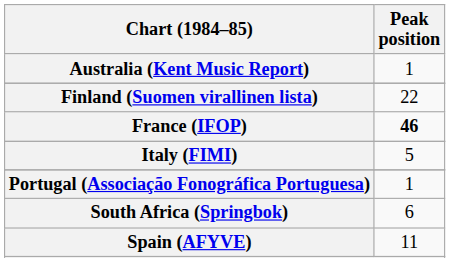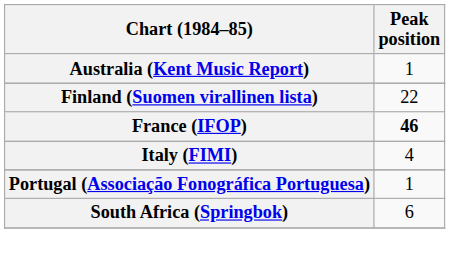(409, 155) 5 -> (409, 155) 4
- row: (189, 241)
